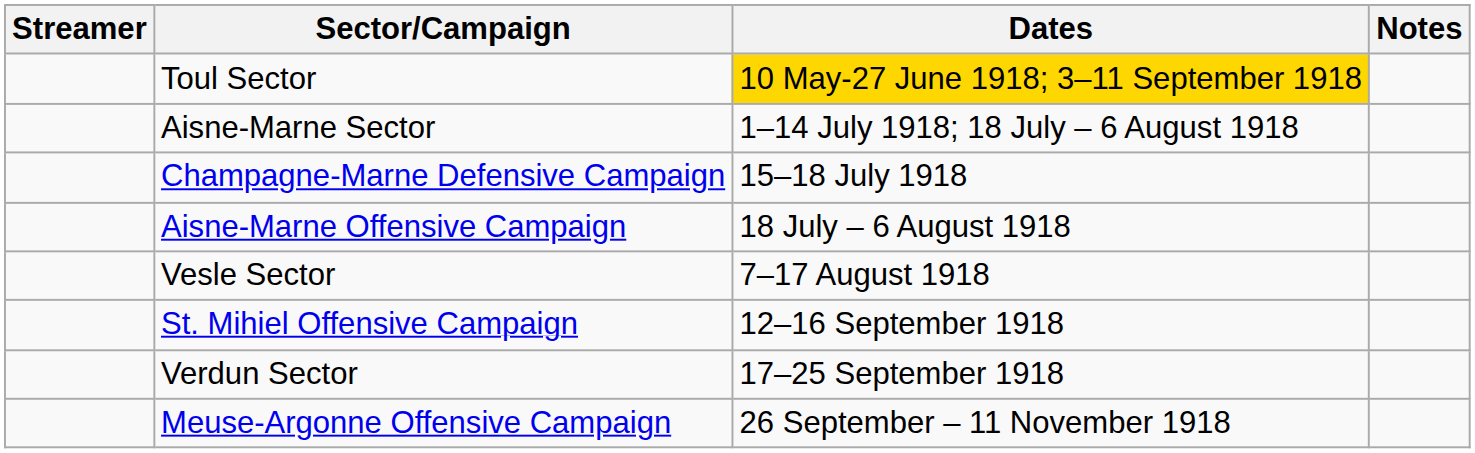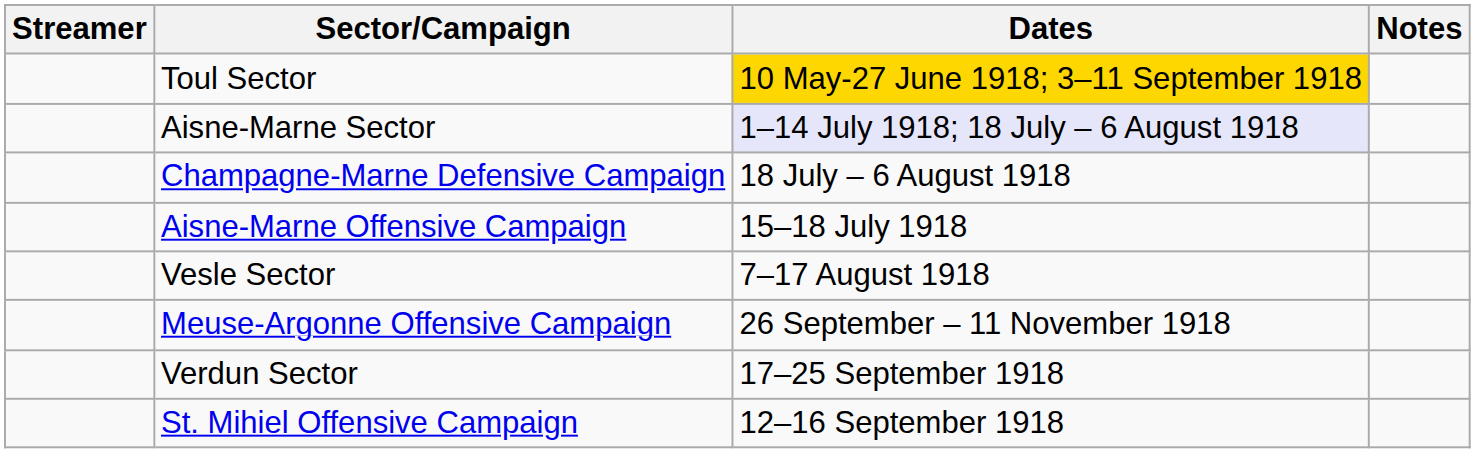(1019, 127) no background -> (1019, 127) lavender background
(853, 176) 15–18 July 1918 -> (905, 176) 18 July – 6 August 1918
(905, 226) 18 July – 6 August 1918 -> (853, 226) 15–18 July 1918
rows swapped: (369, 324) <-> (416, 422)
